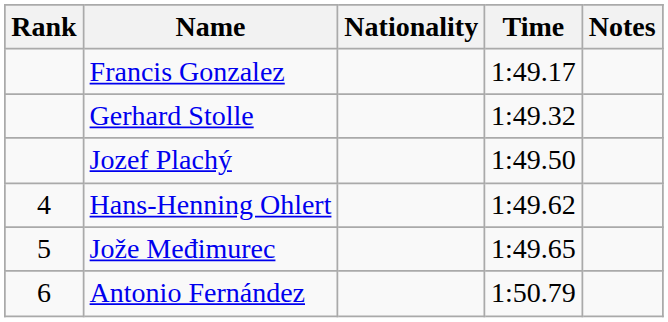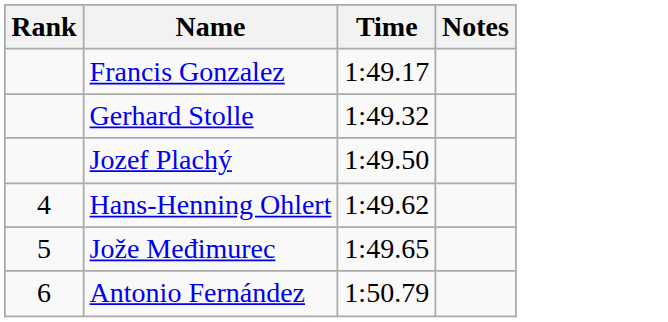- column: (411, 26)
